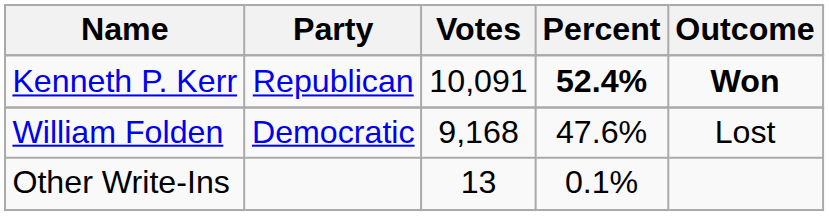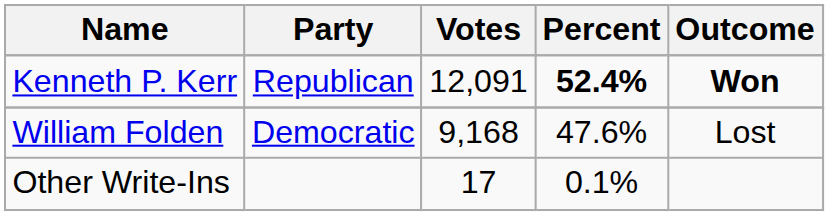(479, 81) 10,091 -> (479, 81) 12,091
(479, 183) 13 -> (479, 183) 17
